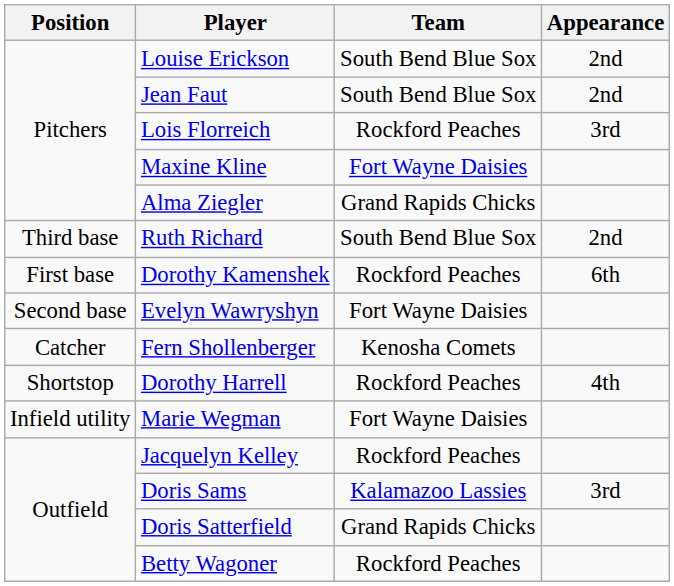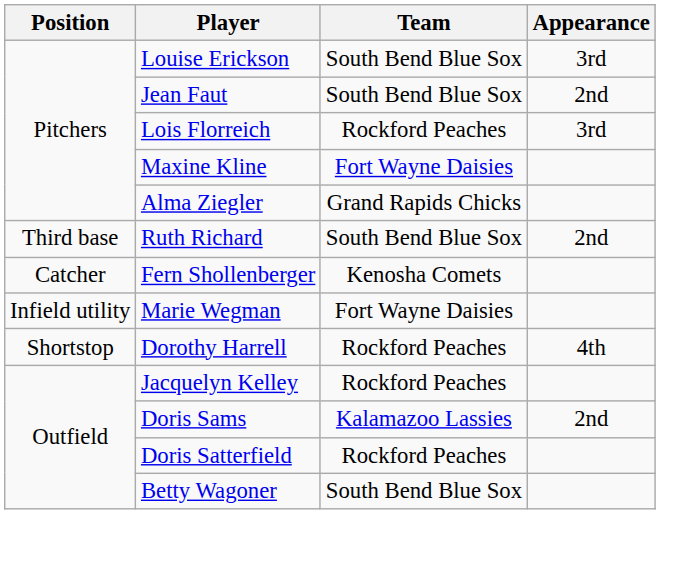(606, 58) 2nd -> (591, 58) 3rd
- row: (235, 274)
- row: (230, 310)
rows swapped: (214, 382) <-> (211, 418)
(606, 490) 3rd -> (591, 418) 2nd
(438, 526) Grand Rapids Chicks -> (424, 454) Rockford Peaches
(438, 563) Rockford Peaches -> (424, 490) South Bend Blue Sox
